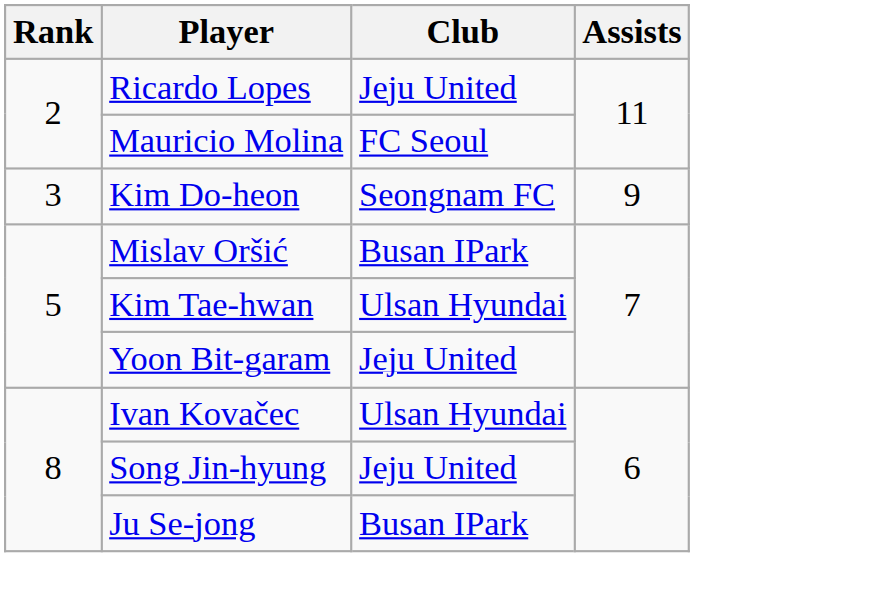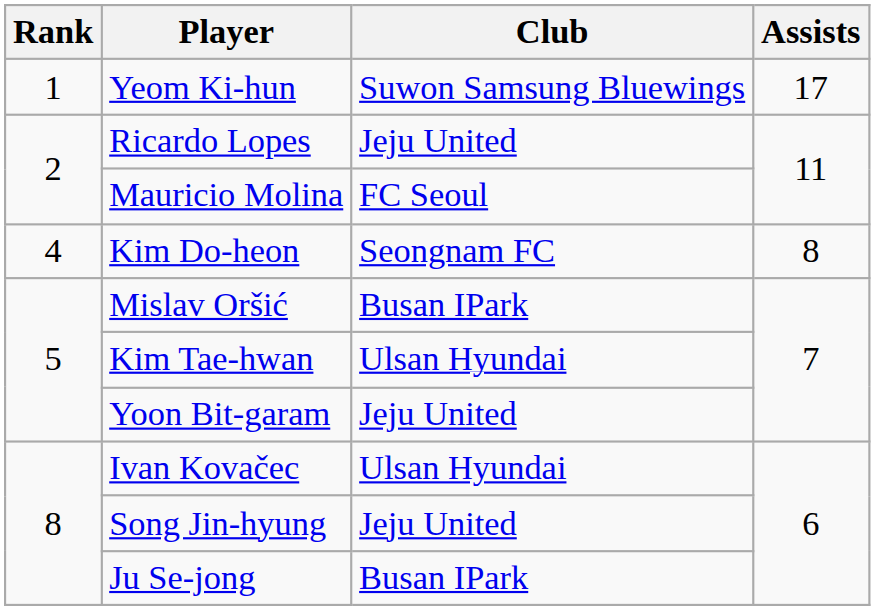+ row: (203, 86)
(53, 195) 3 -> (53, 250) 4
(632, 195) 9 -> (811, 250) 8
